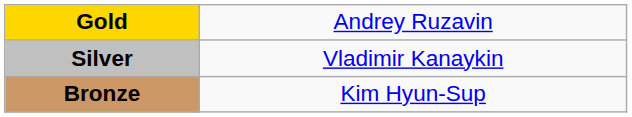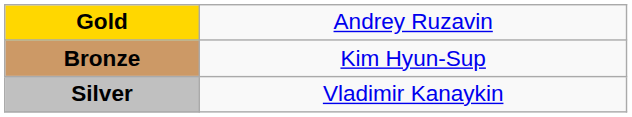rows swapped: (102, 58) <-> (102, 93)
